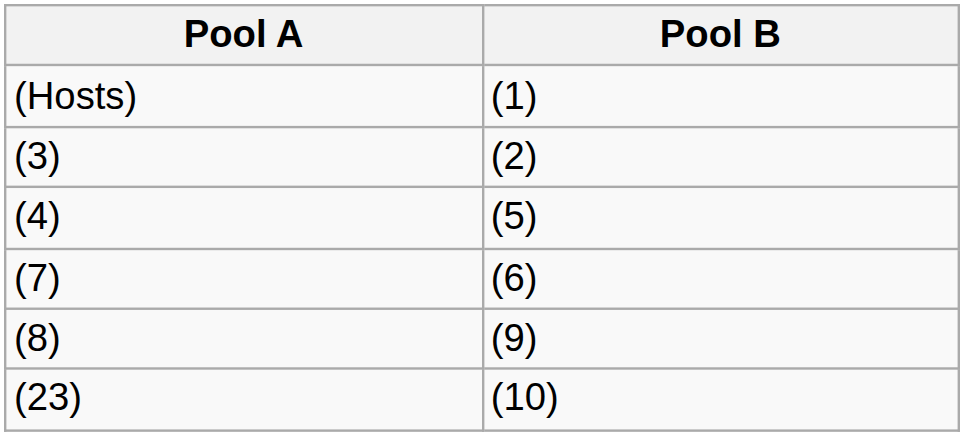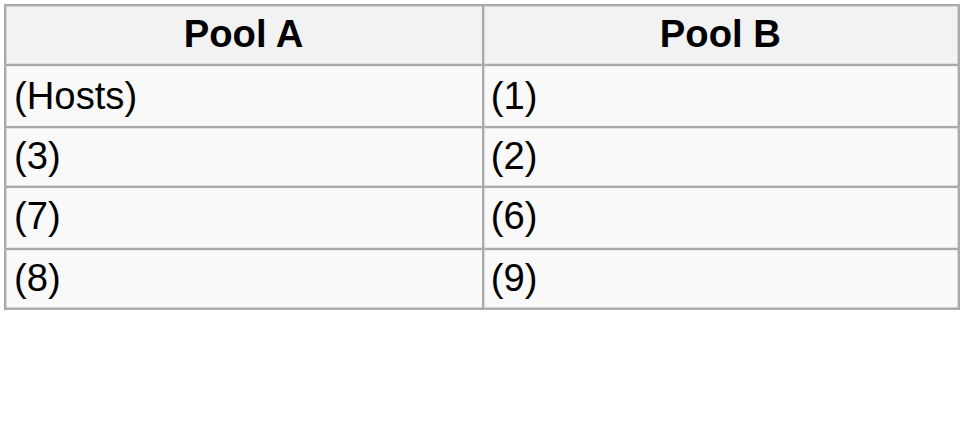- row: (37, 216)
- row: (48, 398)
